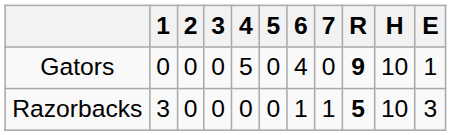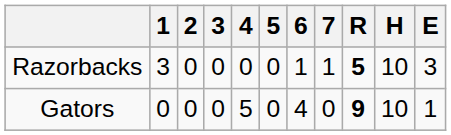rows swapped: (77, 67) <-> (77, 109)
